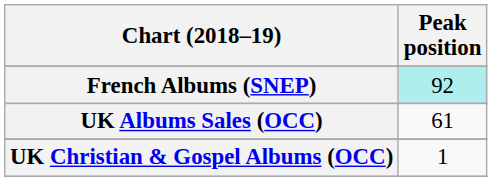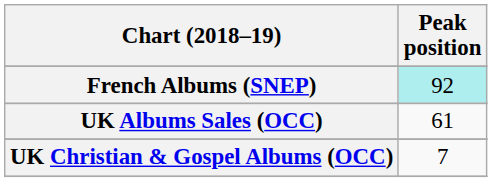(443, 157) 1 -> (443, 157) 7
